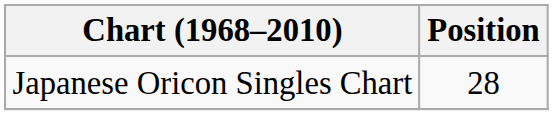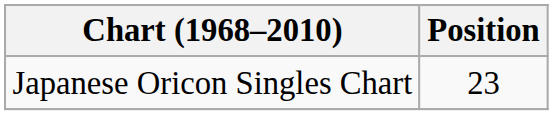(484, 82) 28 -> (484, 82) 23
